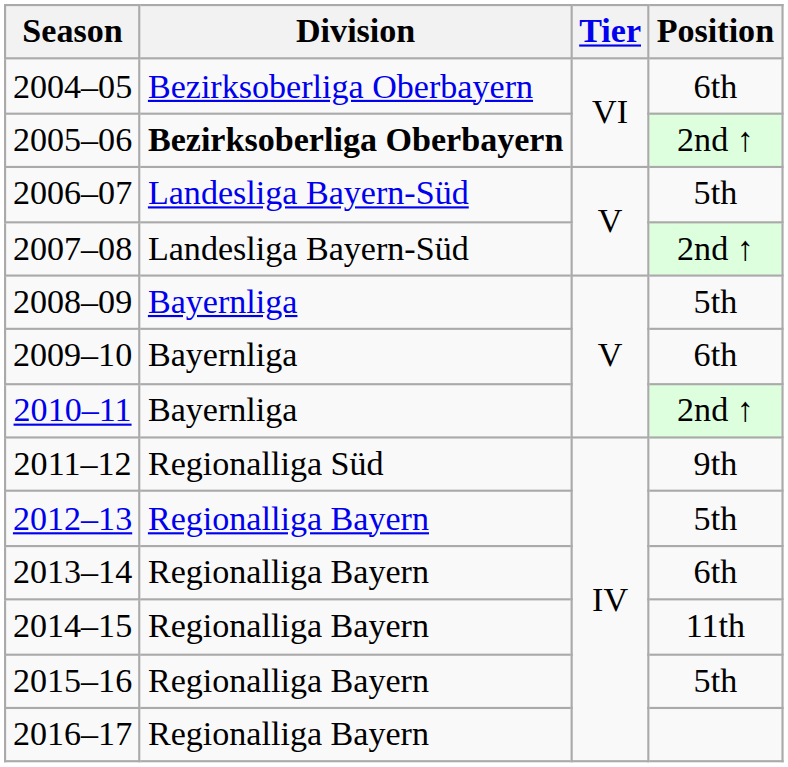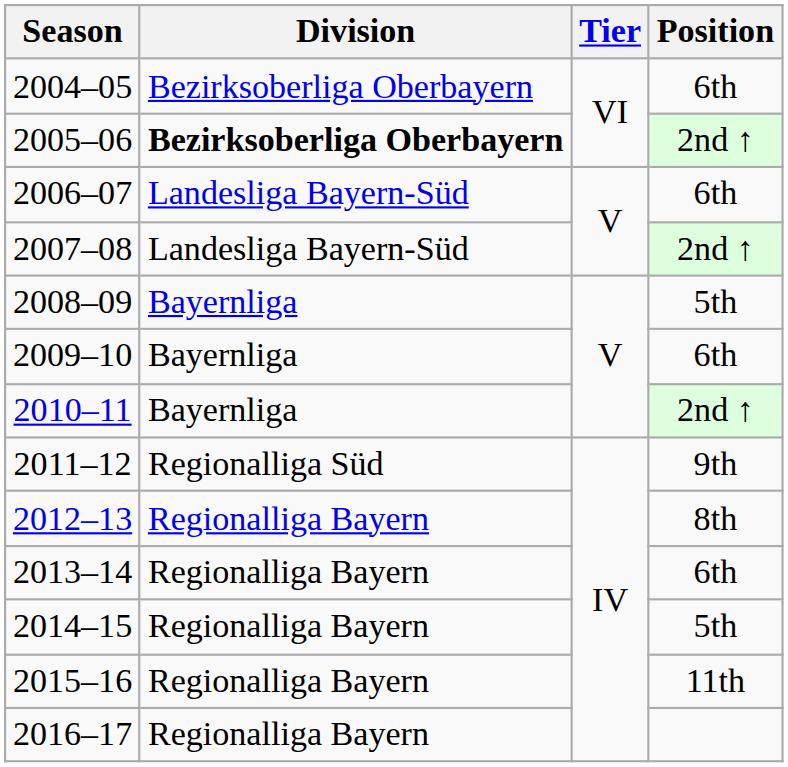(715, 193) 5th -> (715, 193) 6th
(715, 517) 5th -> (715, 517) 8th
(715, 626) 11th -> (715, 626) 5th
(715, 680) 5th -> (715, 680) 11th
